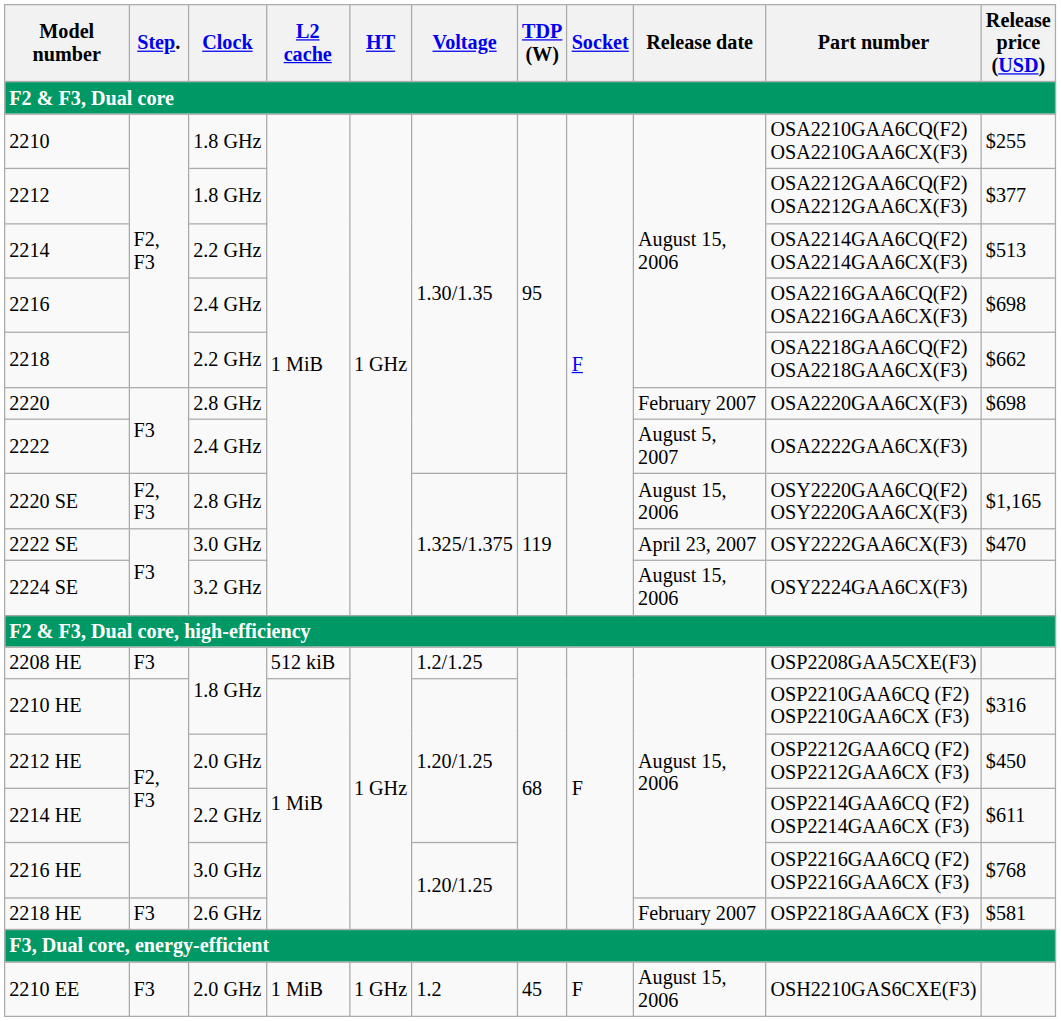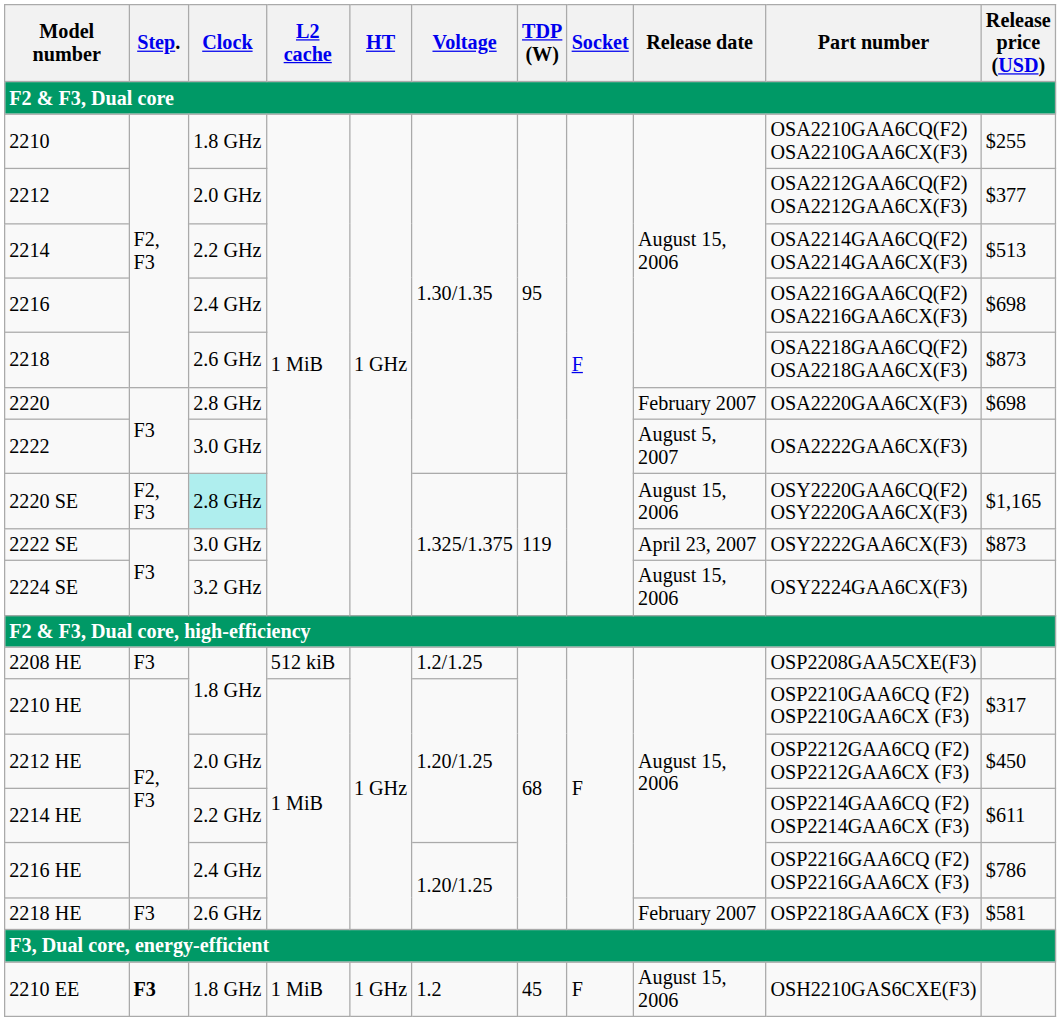(227, 195) 1.8 GHz -> (227, 195) 2.0 GHz
(227, 359) 2.2 GHz -> (227, 359) 2.6 GHz
(1006, 359) $662 -> (1006, 359) $873
(227, 446) 2.4 GHz -> (227, 446) 3.0 GHz
(227, 501) no background -> (227, 501) paleturquoise background
(1006, 544) $470 -> (1006, 544) $873
(1006, 706) $316 -> (1006, 706) $317
(227, 870) 3.0 GHz -> (227, 870) 2.4 GHz
(1006, 870) $768 -> (1006, 870) $786
(144, 988) normal -> (145, 988) bold
(227, 988) 2.0 GHz -> (227, 988) 1.8 GHz
